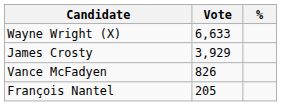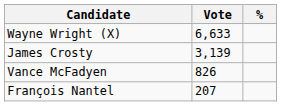(213, 53) 3,929 -> (213, 53) 3,139
(206, 91) 205 -> (206, 91) 207
